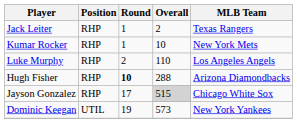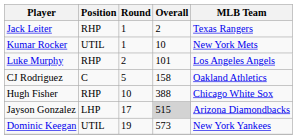(91, 45) RHP -> (93, 45) UTIL
(163, 61) 110 -> (163, 61) 101
+ row: (35, 77)
(126, 77) bold -> (126, 93) normal
(163, 77) 288 -> (163, 93) 388
(242, 77) Arizona Diamondbacks -> (233, 93) Chicago White Sox
(91, 93) RHP -> (91, 110) LHP
(233, 93) Chicago White Sox -> (242, 110) Arizona Diamondbacks
